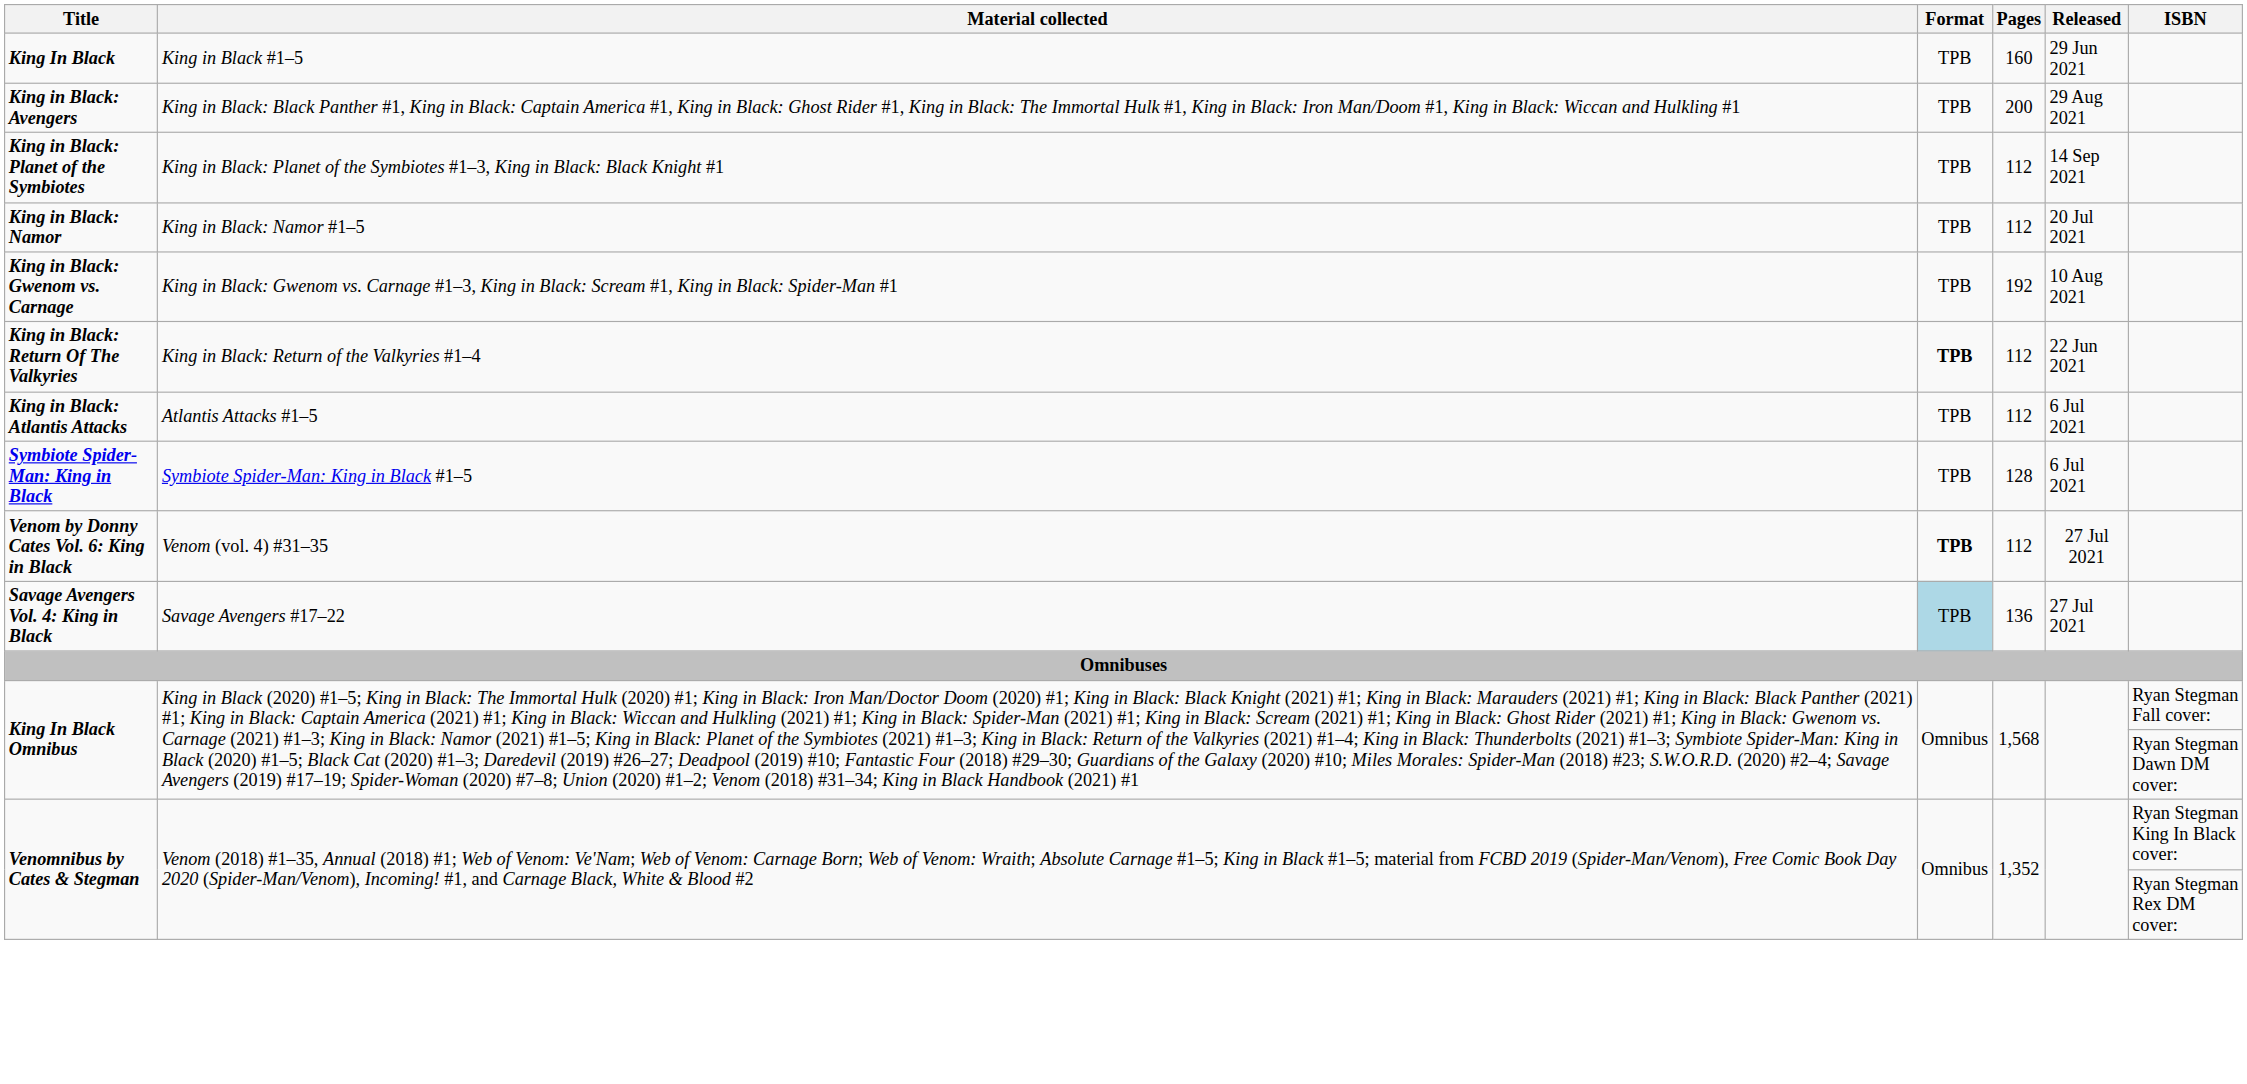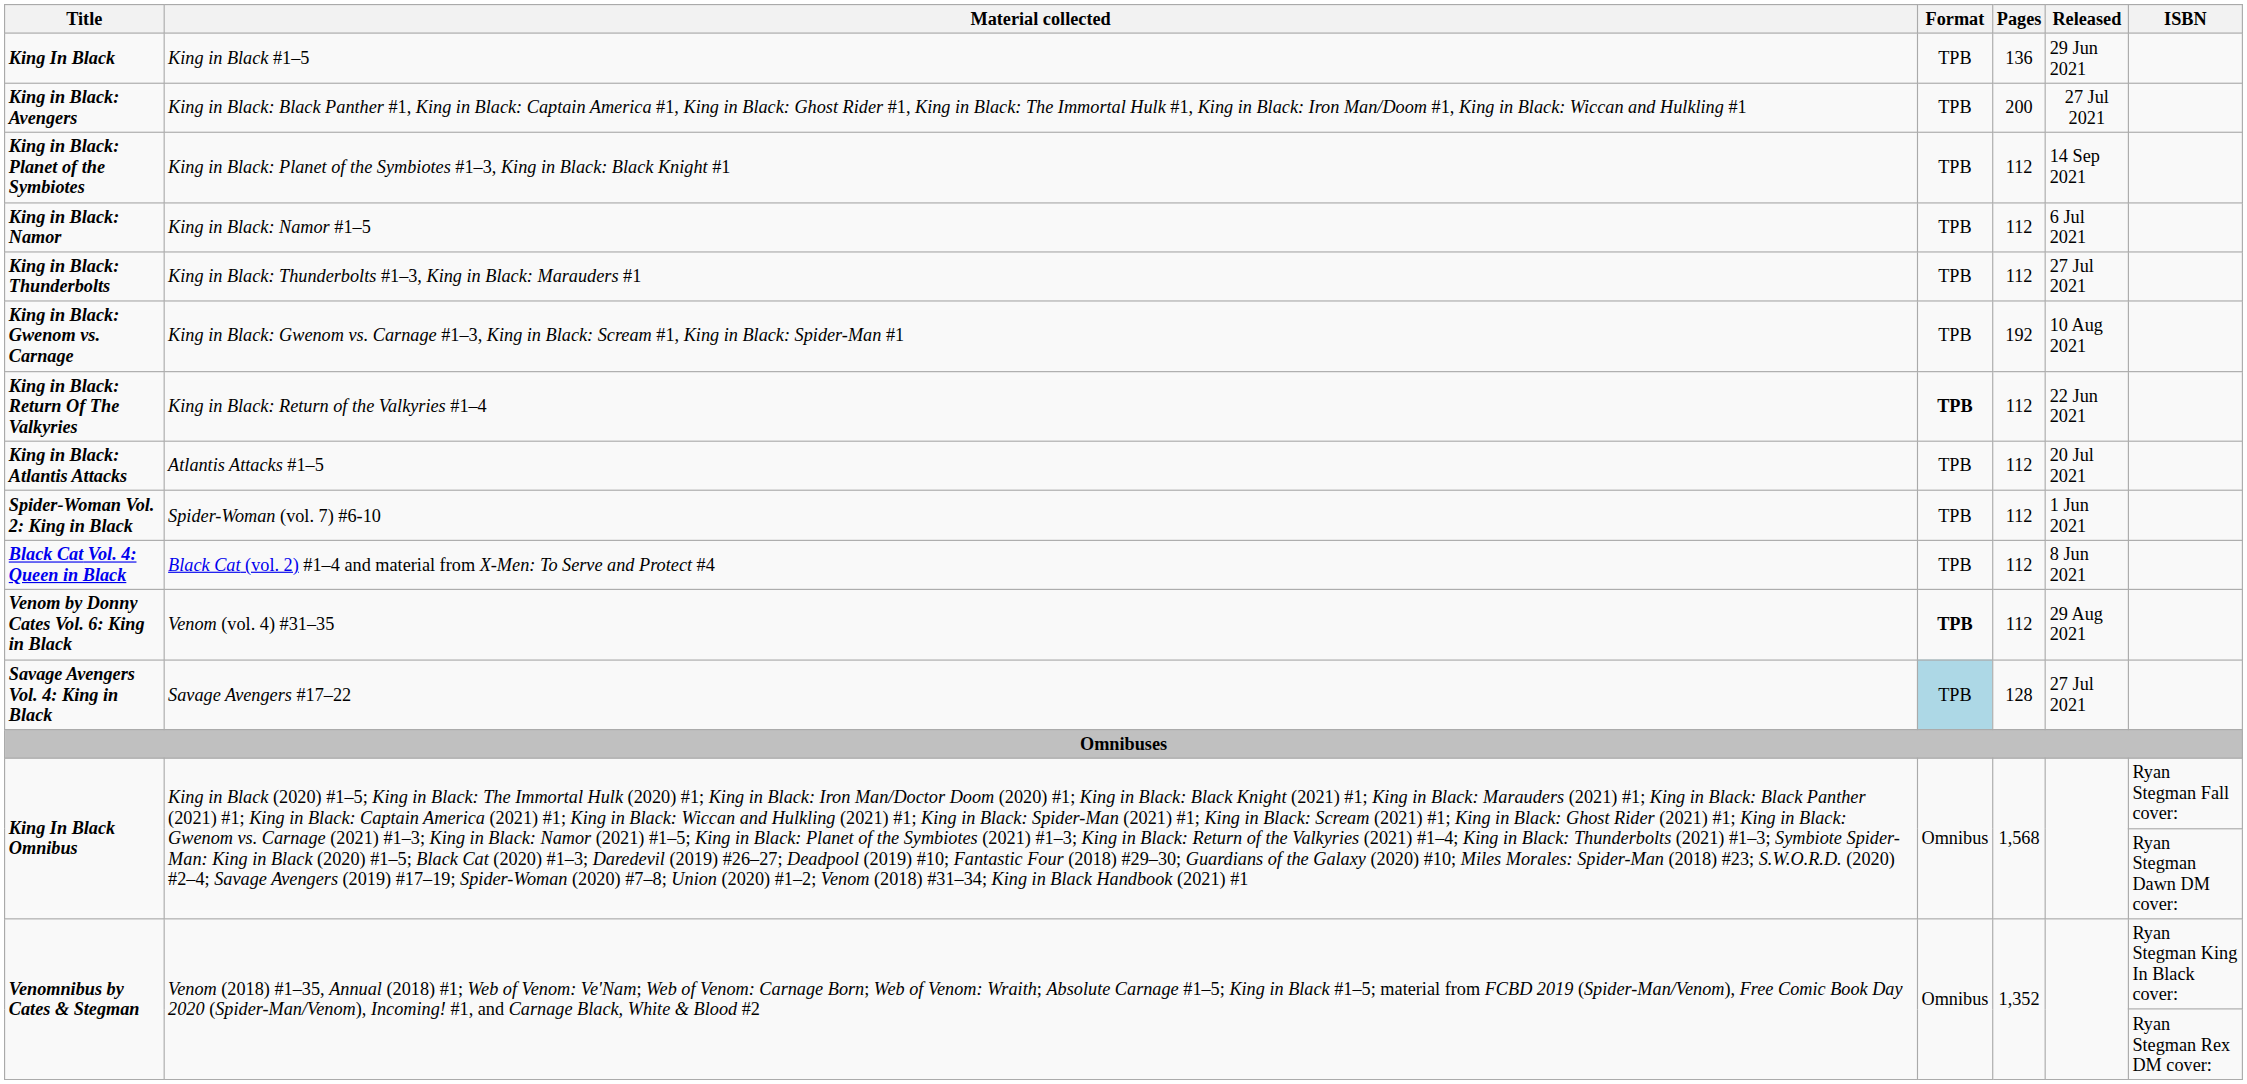(2019, 58) 160 -> (2019, 58) 136
(2076, 107) 29 Aug 2021 -> (2087, 107) 27 Jul 2021
(2072, 227) 20 Jul 2021 -> (2068, 227) 6 Jul 2021
+ row: (64, 276)
(2068, 416) 6 Jul 2021 -> (2072, 465) 20 Jul 2021
- row: (73, 476)
+ row: (82, 515)
+ row: (73, 564)
(2087, 546) 27 Jul 2021 -> (2076, 624) 29 Aug 2021
(2019, 616) 136 -> (2019, 694) 128
